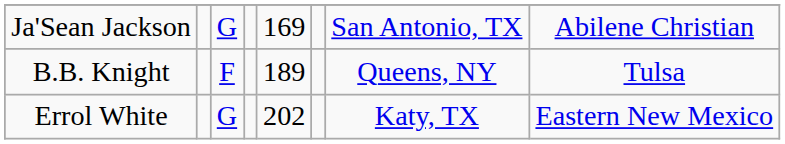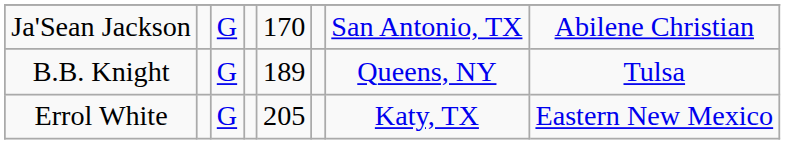(284, 26) 169 -> (284, 26) 170
(227, 71) F -> (227, 71) G
(284, 116) 202 -> (284, 116) 205
